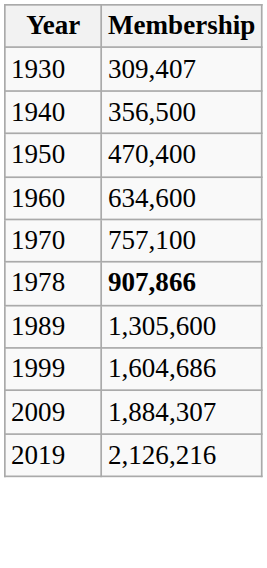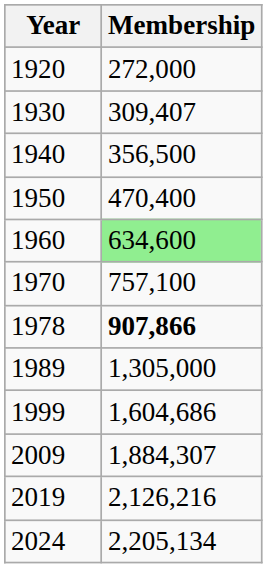+ row: (38, 68)
(152, 197) no background -> (152, 240) lightgreen background
(162, 326) 1,305,600 -> (162, 369) 1,305,000
+ row: (38, 540)
